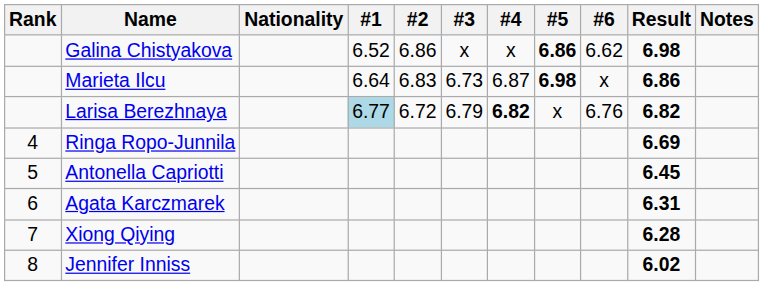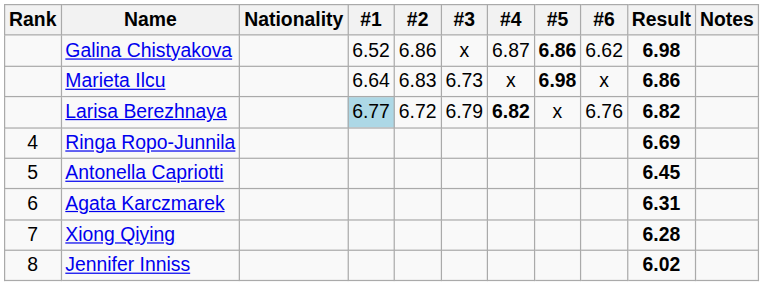(511, 50) x -> (511, 50) 6.87
(511, 81) 6.87 -> (511, 81) x
